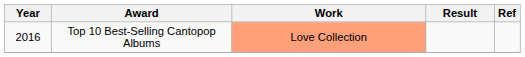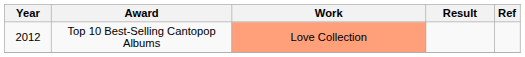(28, 37) 2016 -> (28, 37) 2012
